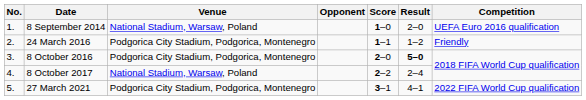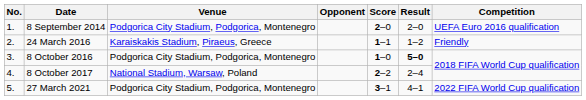(184, 27) National Stadium, Warsaw, Poland -> (213, 27) Podgorica City Stadium, Podgorica, Montenegro
(383, 27) 1–0 -> (383, 27) 2–0
(213, 42) Podgorica City Stadium, Podgorica, Montenegro -> (191, 42) Karaiskakis Stadium, Piraeus, Greece
(383, 57) 2–0 -> (383, 57) 1–0
